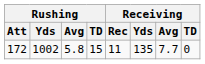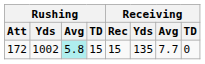(74, 49) no background -> (74, 49) paleturquoise background
(115, 49) 11 -> (115, 49) 15
